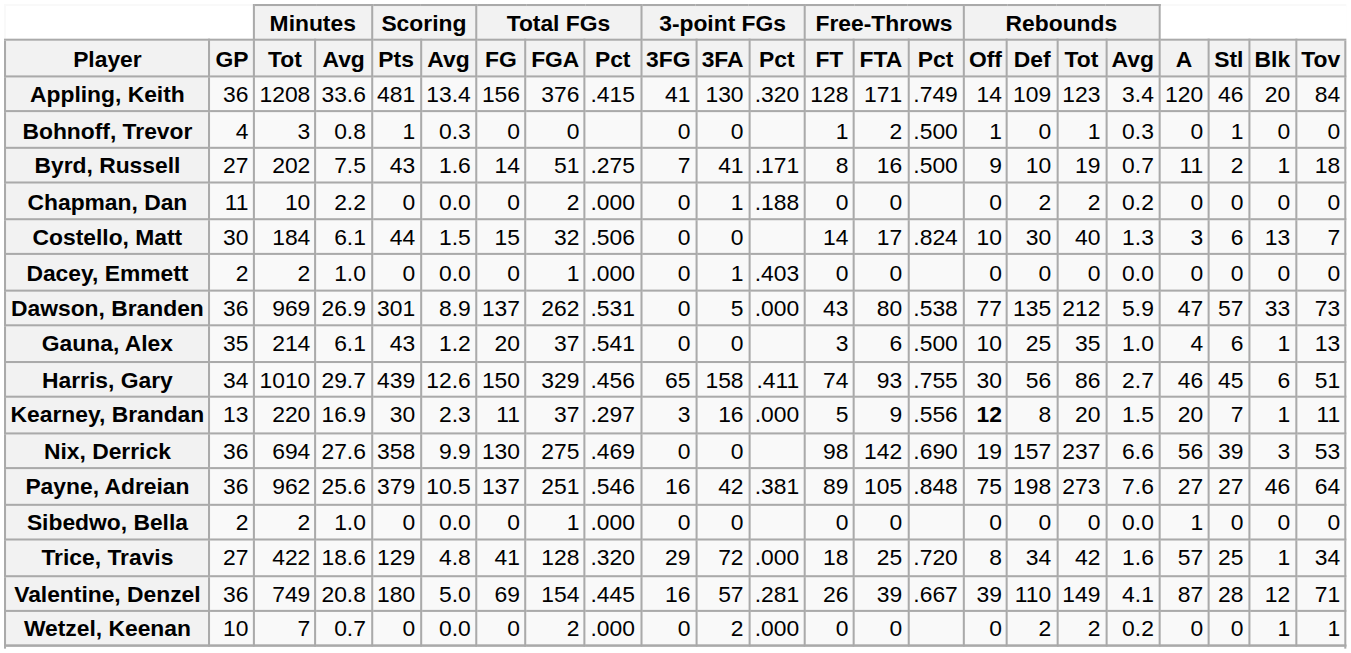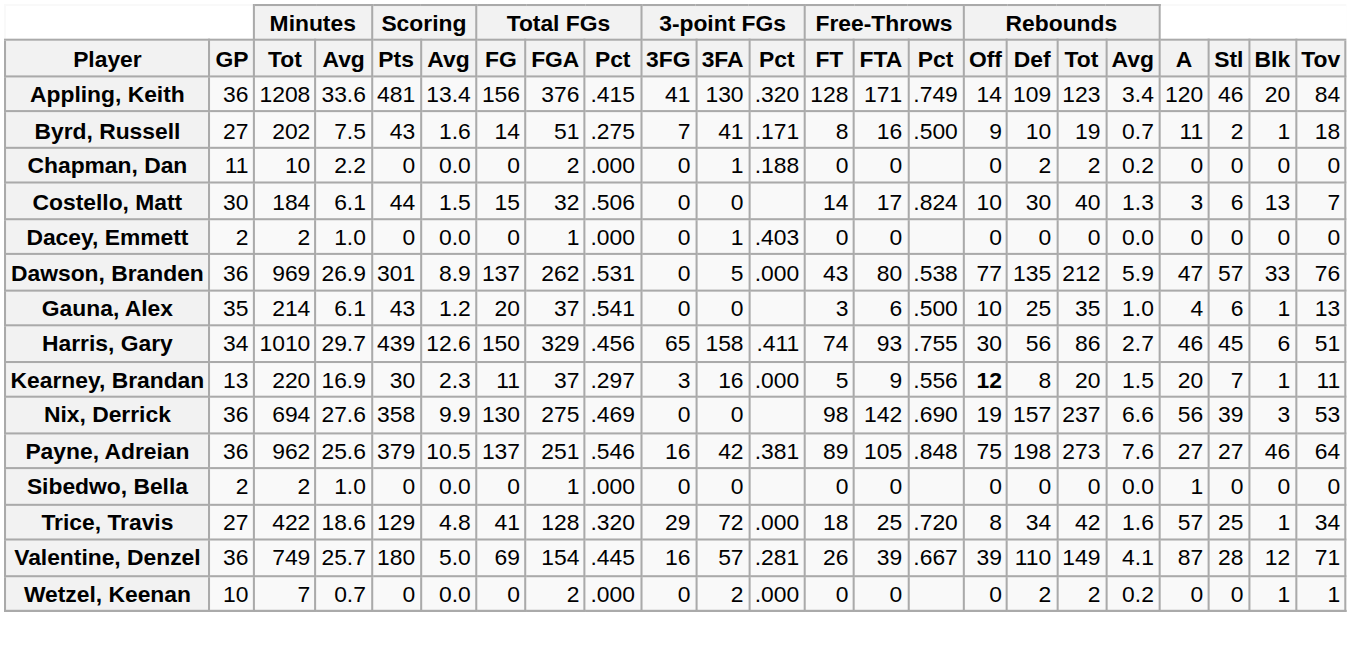- row: (107, 130)
(1327, 308) 73 -> (1327, 272) 76
(344, 593) 20.8 -> (344, 558) 25.7
